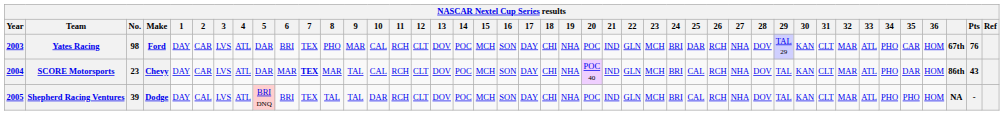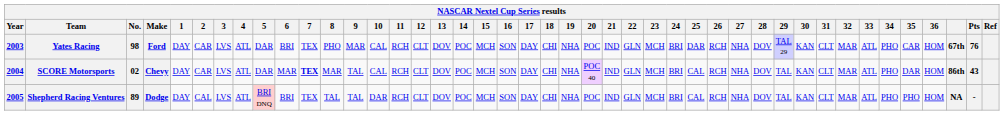(135, 72) 23 -> (135, 72) 02
(135, 97) 39 -> (135, 97) 89
